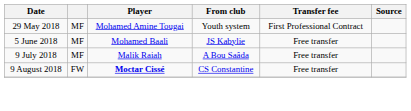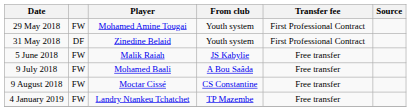(77, 25) MF -> (79, 25) FW
+ row: (37, 40)
(77, 40) MF -> (79, 55) FW
(140, 40) Mohamed Baali -> (143, 55) Malik Raiah
(77, 55) MF -> (79, 69) FW
(140, 55) Malik Raiah -> (143, 69) Mohamed Baali
(140, 69) bold -> (143, 84) normal
+ row: (37, 98)
